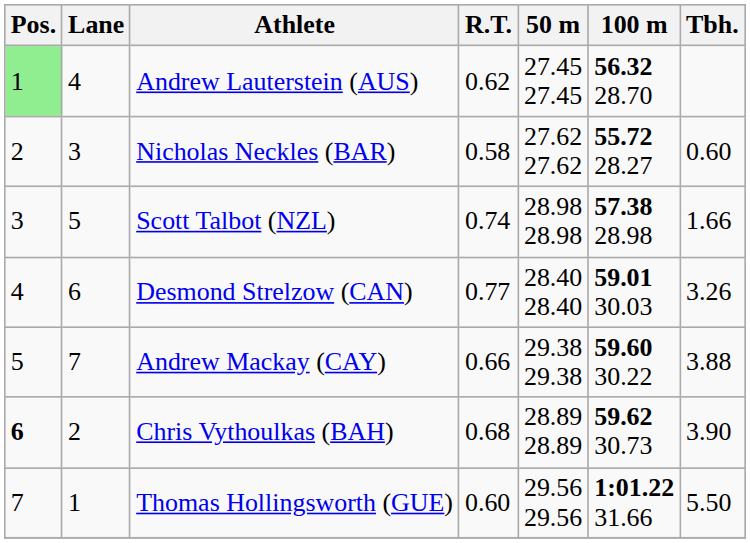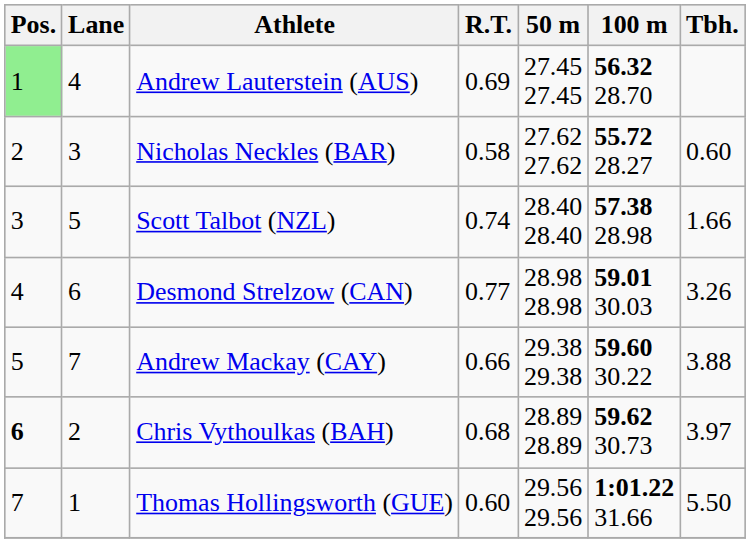(488, 80) 0.62 -> (488, 80) 0.69
(553, 221) 28.98 28.98 -> (553, 221) 28.40 28.40
(553, 291) 28.40 28.40 -> (553, 291) 28.98 28.98
(709, 432) 3.90 -> (709, 432) 3.97
